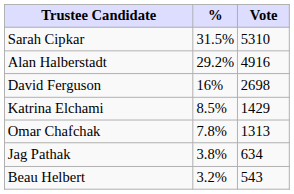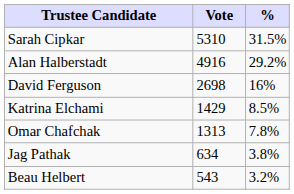columns swapped: (264, 16) <-> (215, 16)
